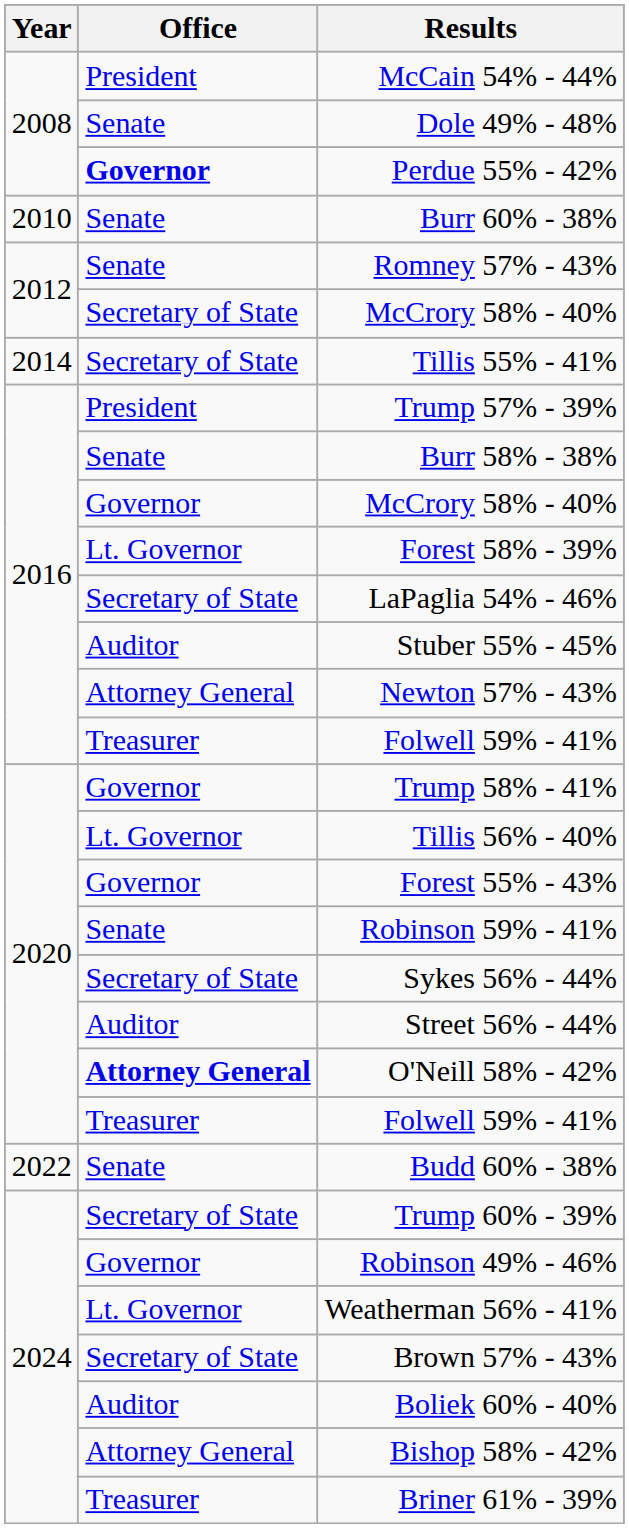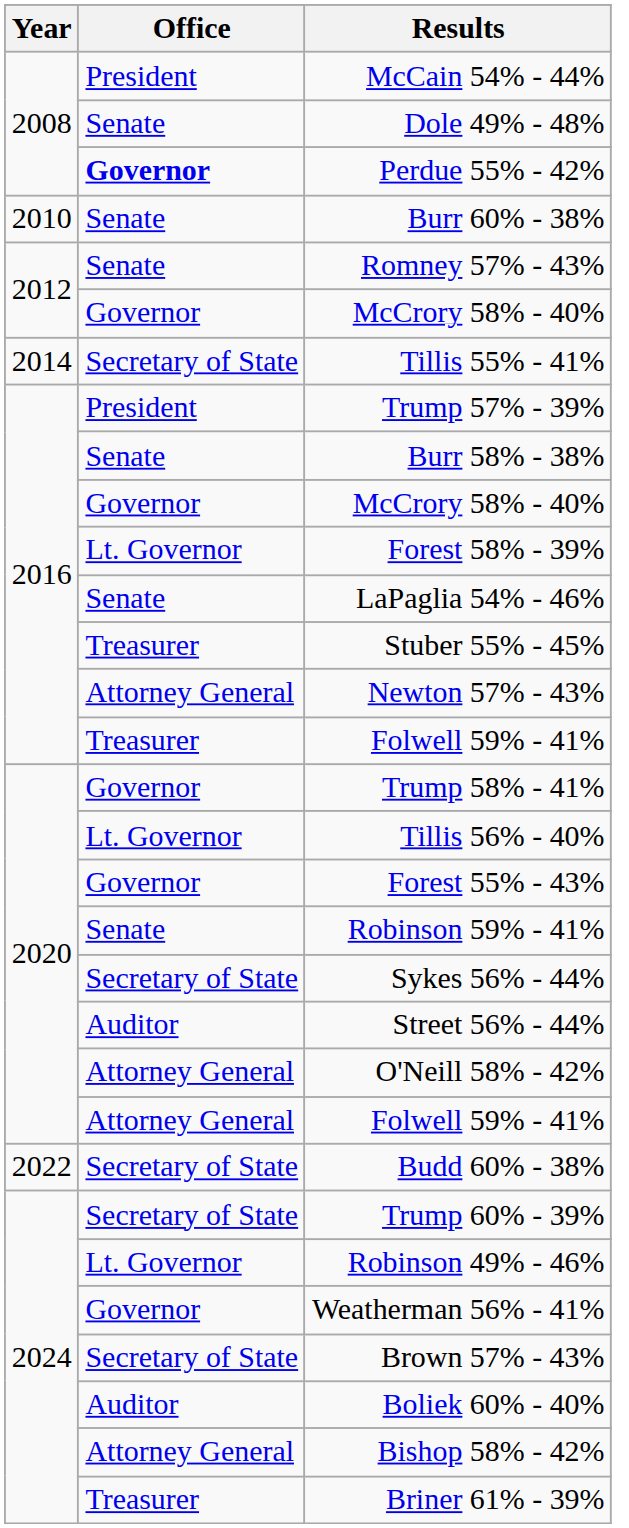(192, 312) Secretary of State -> (143, 312) Governor
(192, 597) Secretary of State -> (125, 597) Senate
(132, 645) Auditor -> (142, 645) Treasurer
(198, 1072) bold -> (190, 1072) normal
(142, 1119) Treasurer -> (190, 1119) Attorney General
(125, 1167) Senate -> (192, 1167) Secretary of State
(143, 1261) Governor -> (164, 1261) Lt. Governor
(164, 1309) Lt. Governor -> (143, 1309) Governor
